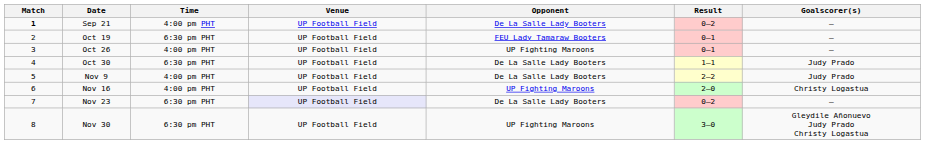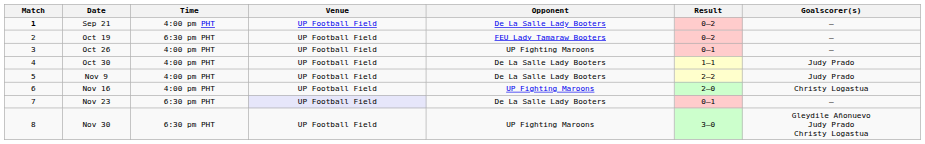(708, 36) 0–1 -> (708, 36) 0–2
(189, 62) 6:30 pm PHT -> (189, 62) 4:00 pm PHT
(708, 101) 0–2 -> (708, 101) 0–1
